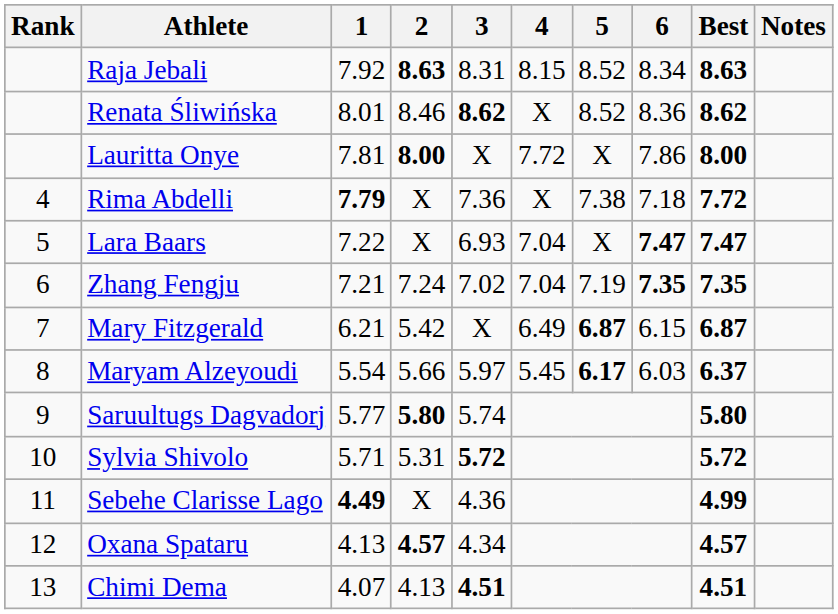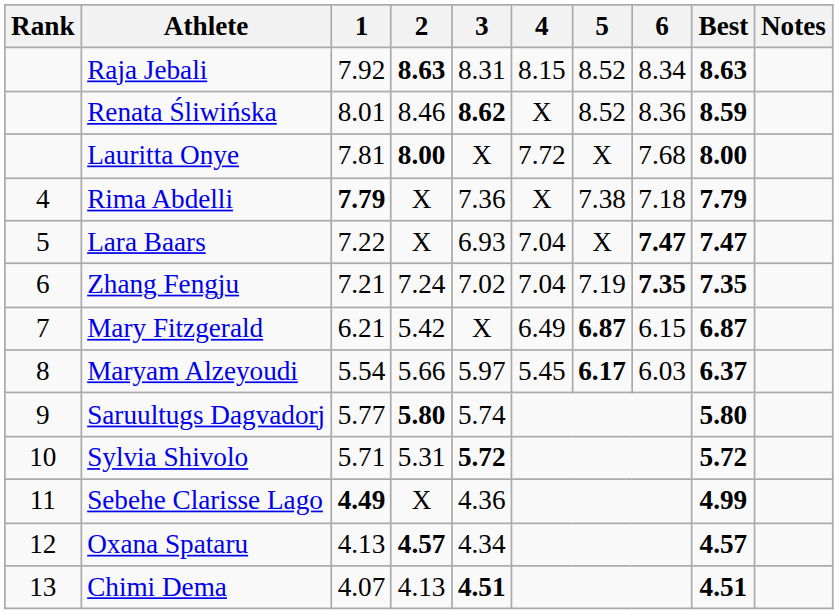(723, 112) 8.62 -> (723, 112) 8.59
(662, 155) 7.86 -> (662, 155) 7.68
(723, 198) 7.72 -> (723, 198) 7.79
